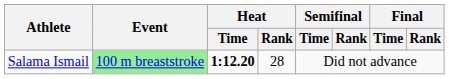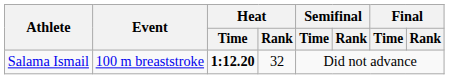(150, 62) lightgreen background -> (150, 62) no background
(277, 62) 28 -> (277, 62) 32
